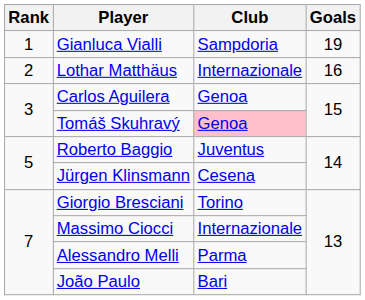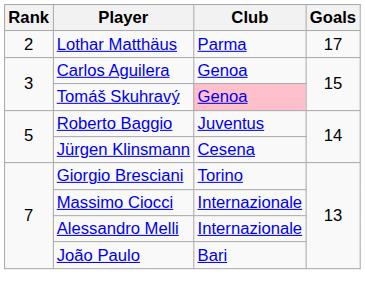- row: (109, 44)
(250, 70) Internazionale -> (222, 44) Parma
(333, 70) 16 -> (333, 44) 17
(222, 255) Parma -> (250, 228) Internazionale
